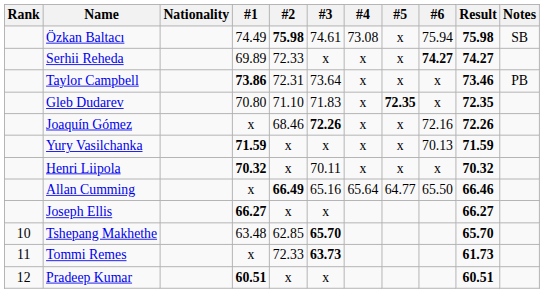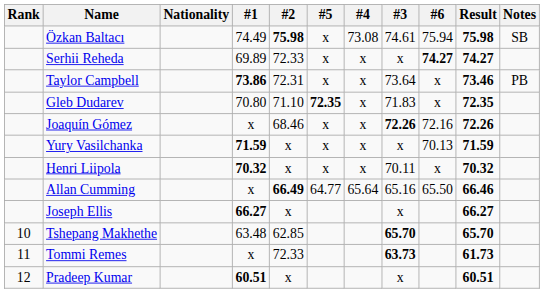columns swapped: (326, 15) <-> (400, 15)
